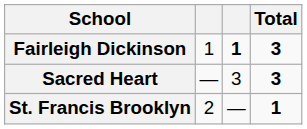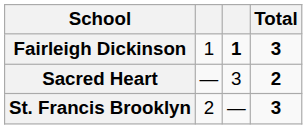(276, 78) 3 -> (276, 78) 2
(276, 108) 1 -> (276, 108) 3
